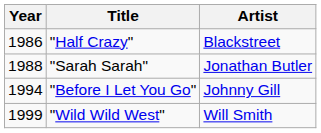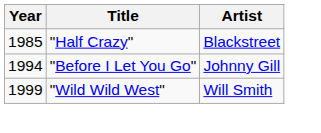(25, 41) 1986 -> (25, 41) 1985
- row: (99, 66)
